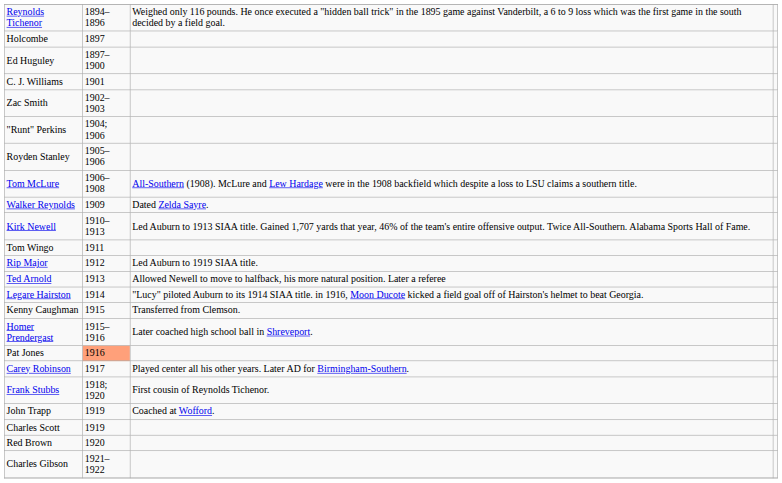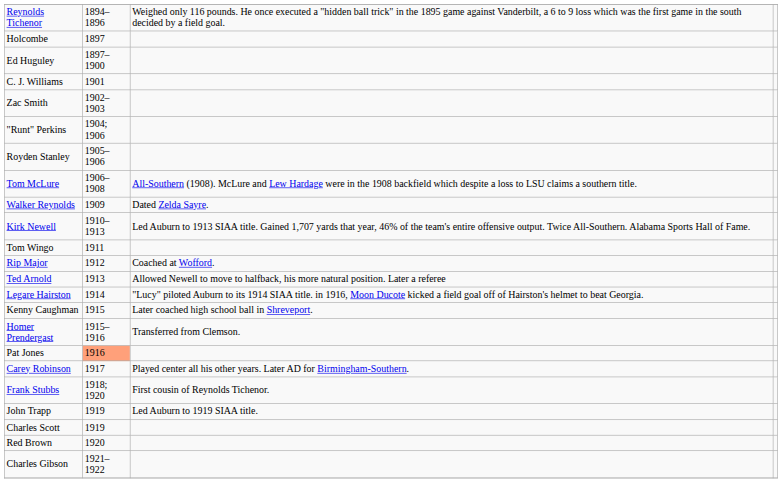(195, 263) Led Auburn to 1919 SIAA title. -> (173, 263) Coached at Wofford.
(186, 310) Transferred from Clemson. -> (222, 310) Later coached high school ball in Shreveport.
(222, 332) Later coached high school ball in Shreveport. -> (186, 332) Transferred from Clemson.
(173, 411) Coached at Wofford. -> (195, 411) Led Auburn to 1919 SIAA title.
